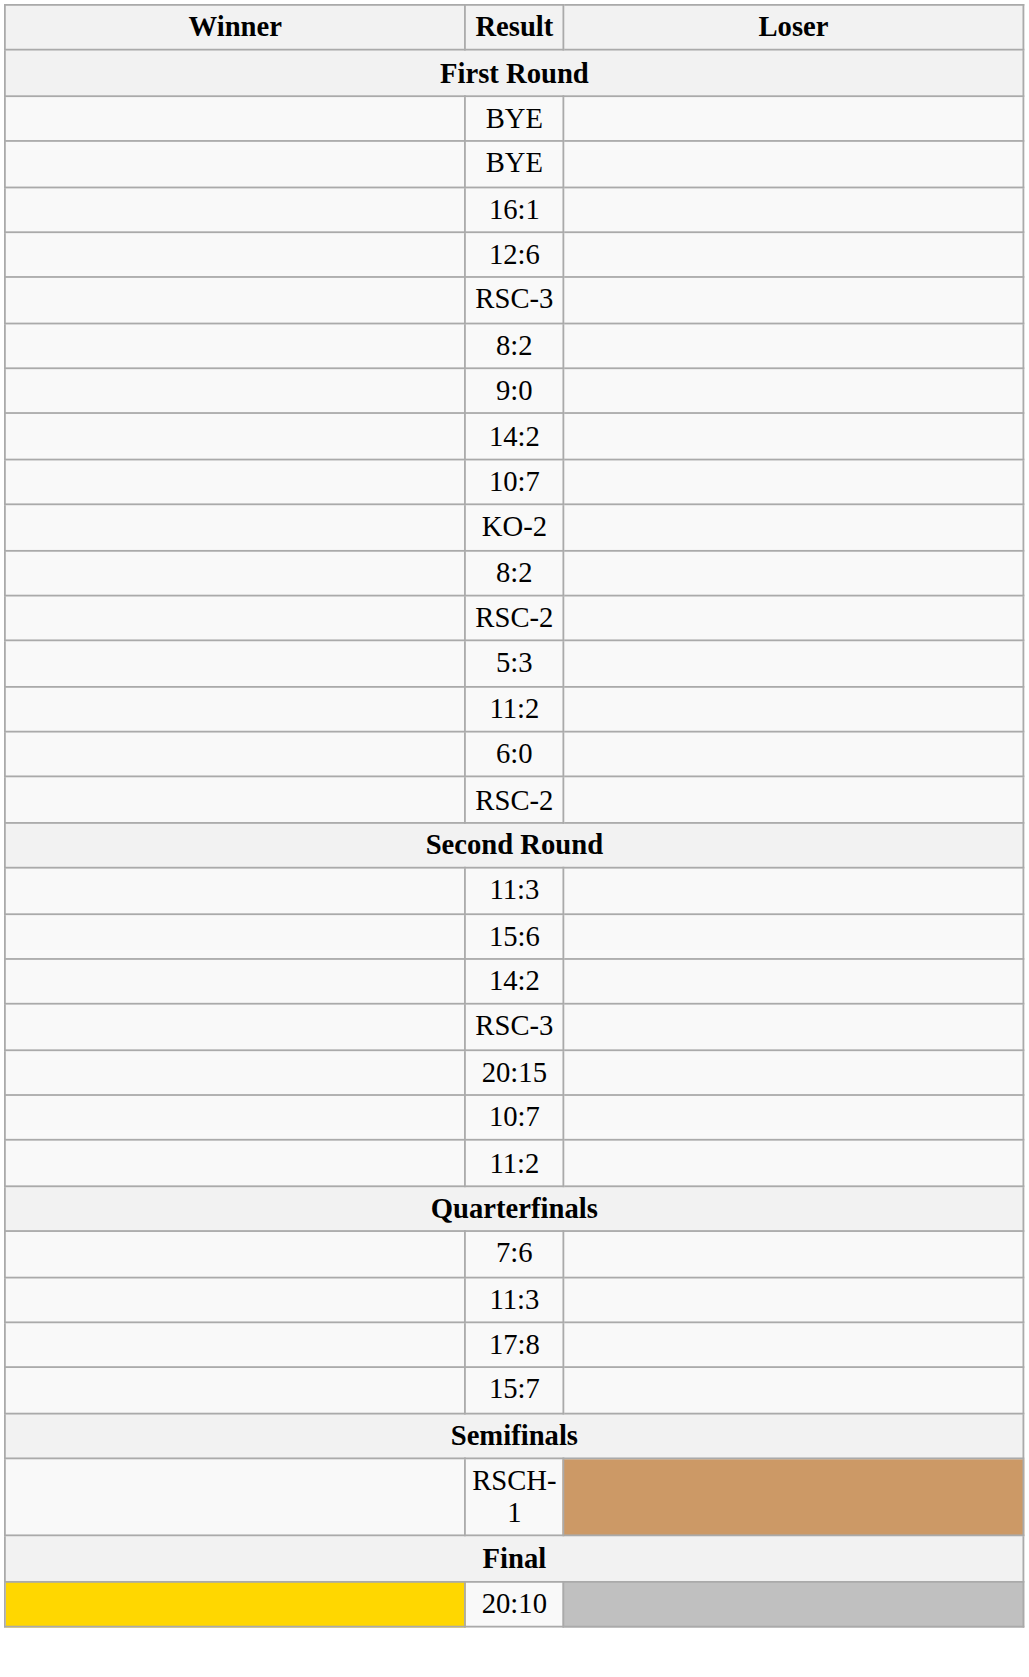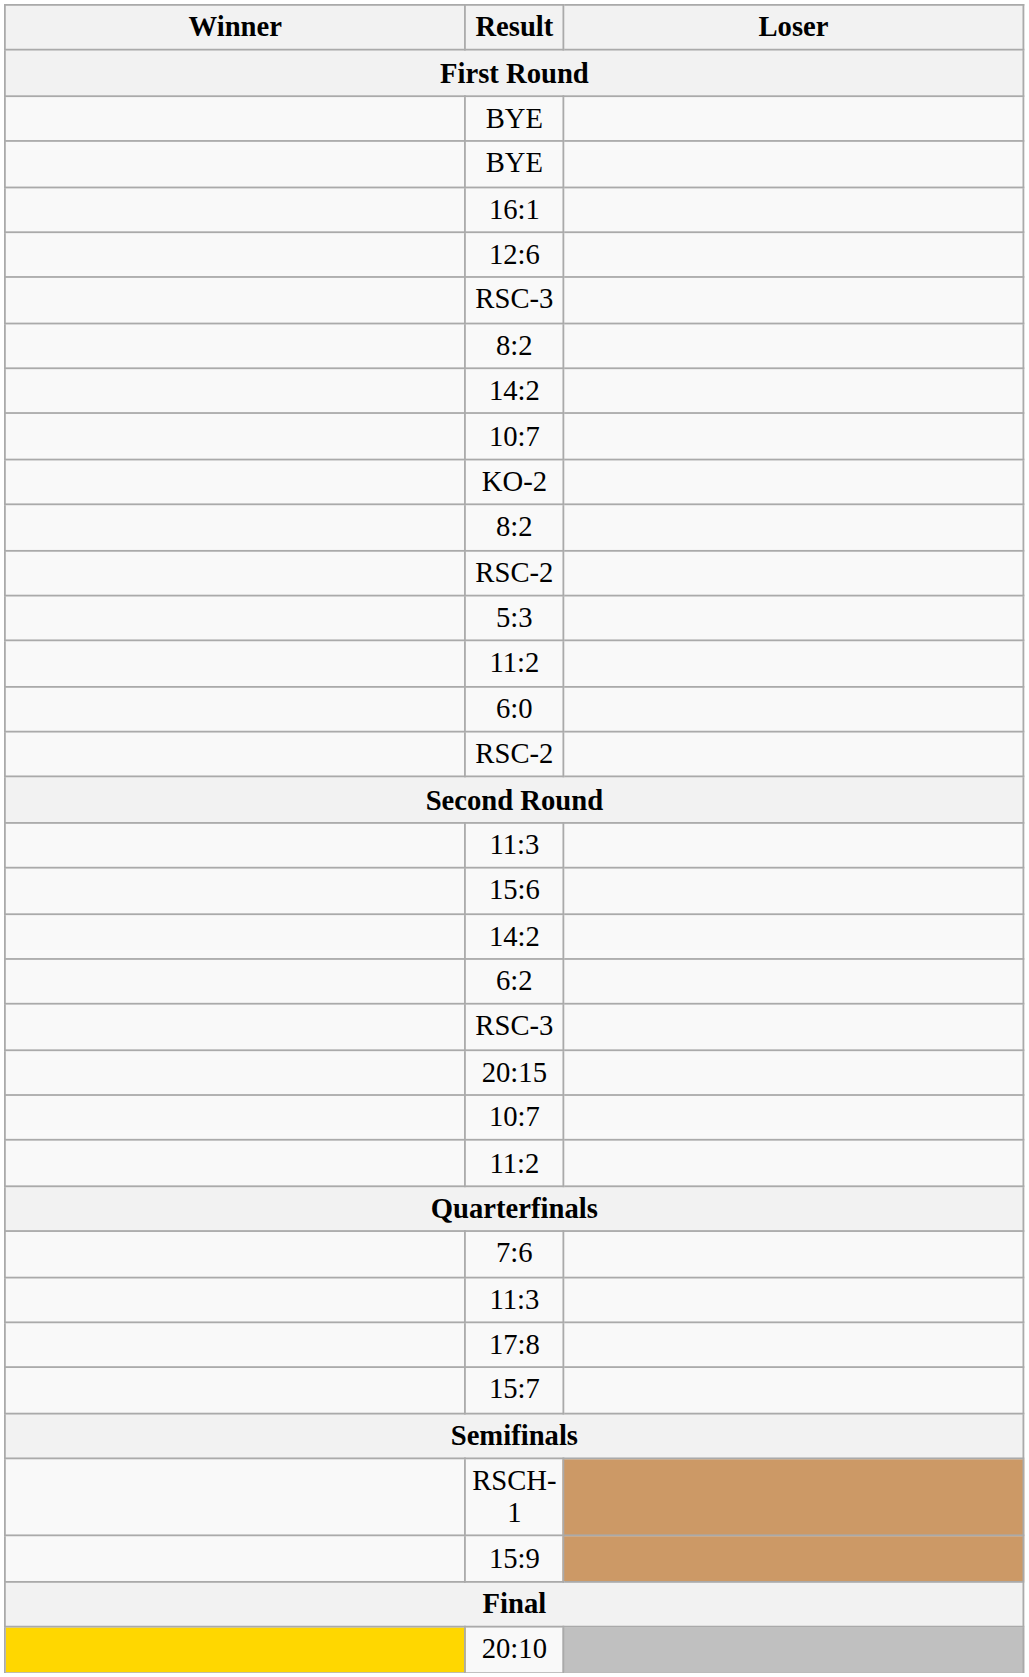- row: (235, 391)
+ row: (235, 981)
+ row: (235, 1559)
